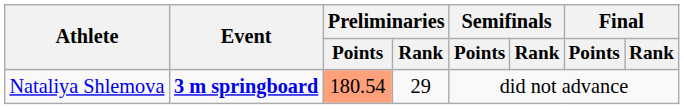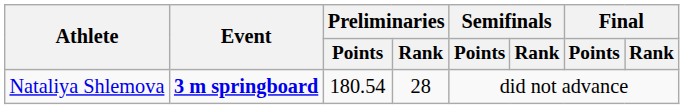(358, 86) lightsalmon background -> (358, 86) no background
(421, 86) 29 -> (421, 86) 28
